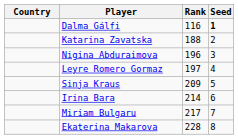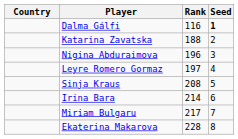(193, 84) 209 -> (193, 84) 208
